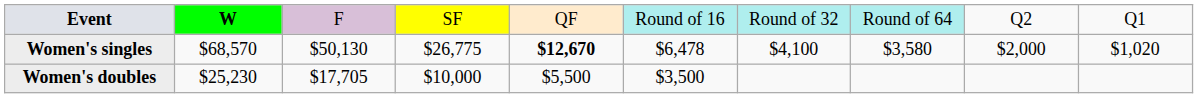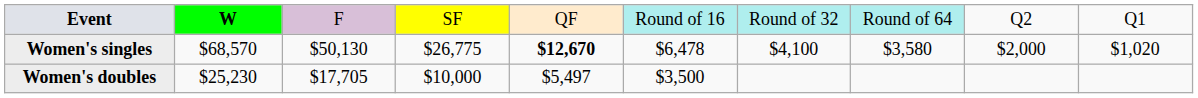(566, 78) $5,500 -> (566, 78) $5,497
